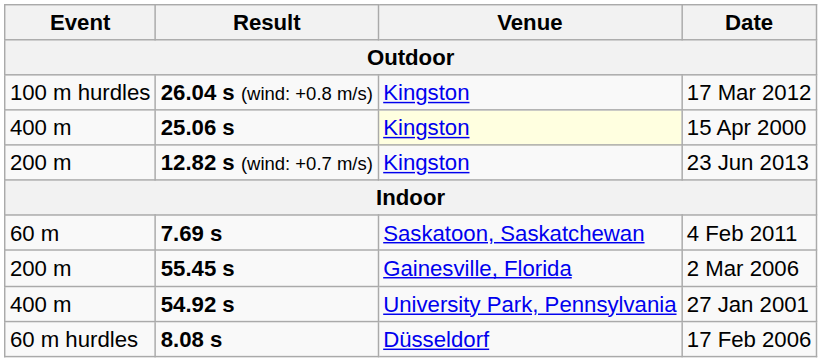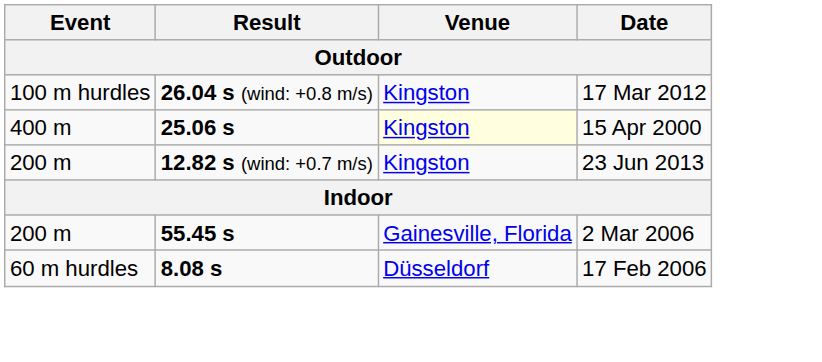- row: (742, 233)
- row: (748, 304)
